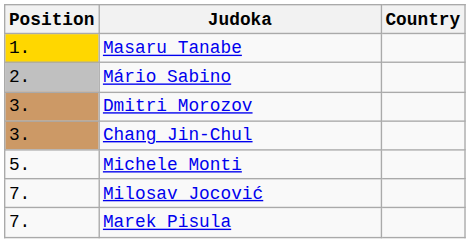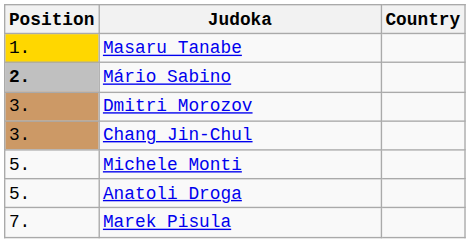(20, 77) normal -> (20, 77) bold
+ row: (172, 193)
- row: (183, 193)
